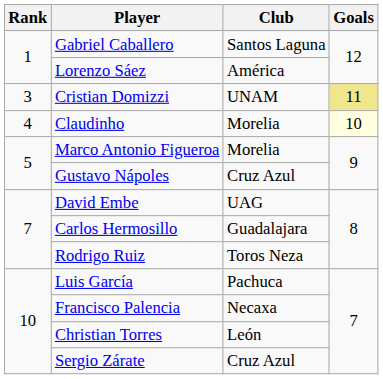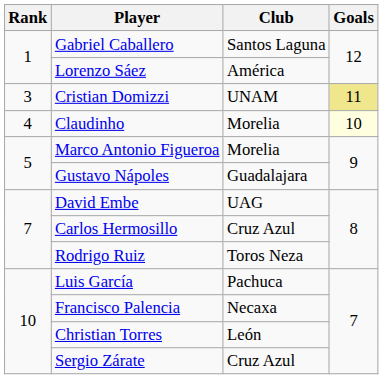(261, 176) Cruz Azul -> (267, 176) Guadalajara
(267, 228) Guadalajara -> (261, 228) Cruz Azul
